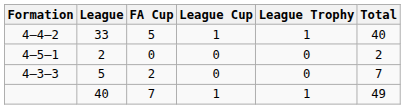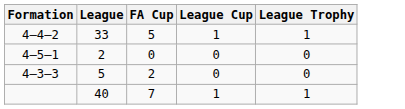- column: (379, 14)
